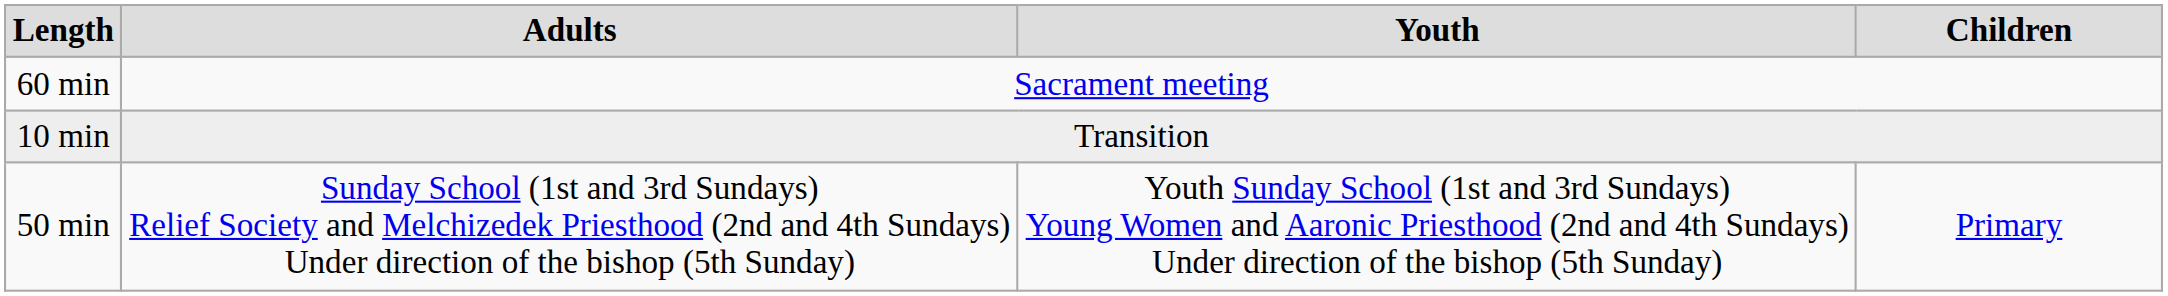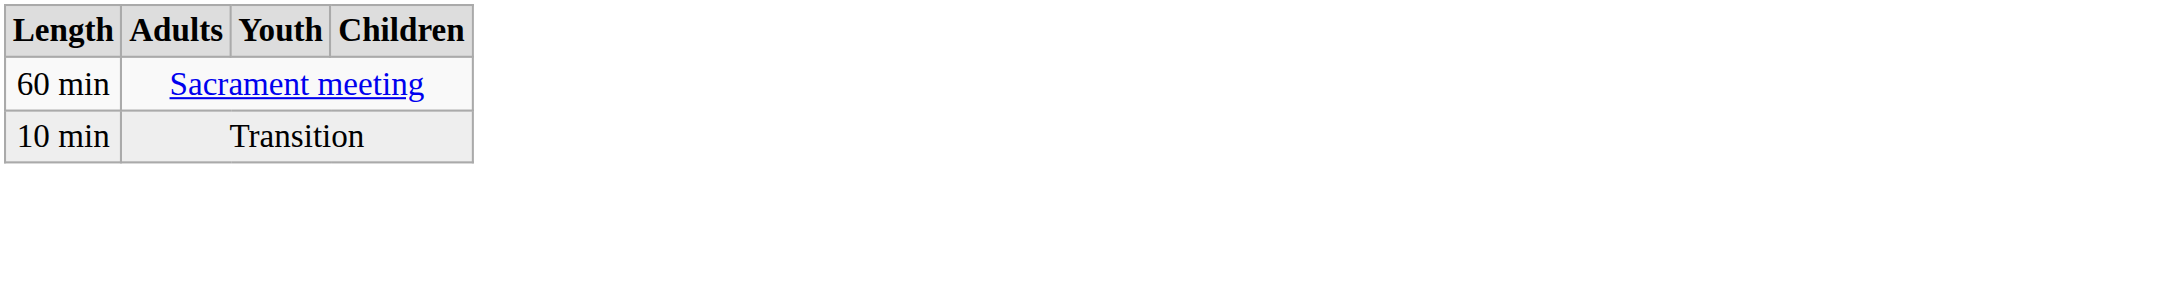- row: (63, 225)
